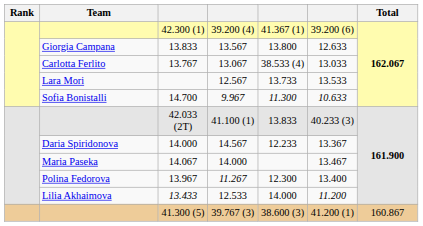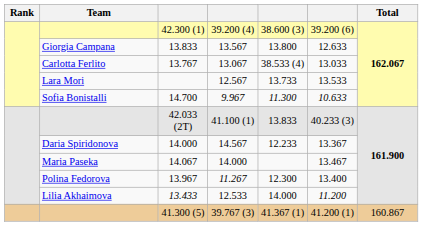(283, 30) 41.367 (1) -> (283, 30) 38.600 (3)
(283, 212) 38.600 (3) -> (283, 212) 41.367 (1)
